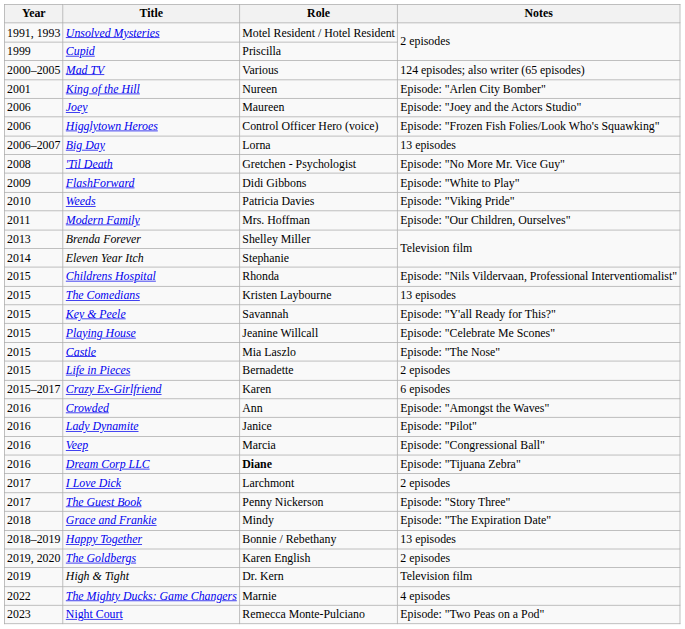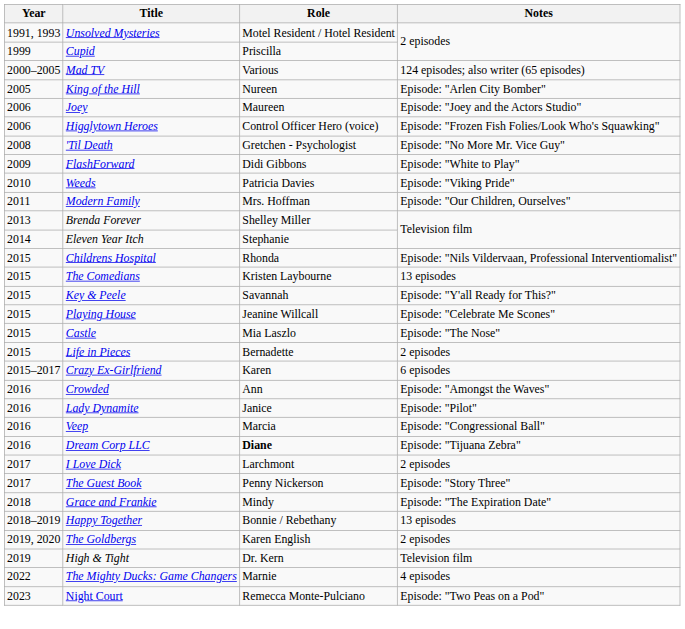(19, 88) 2001 -> (19, 88) 2005
- row: (85, 145)
